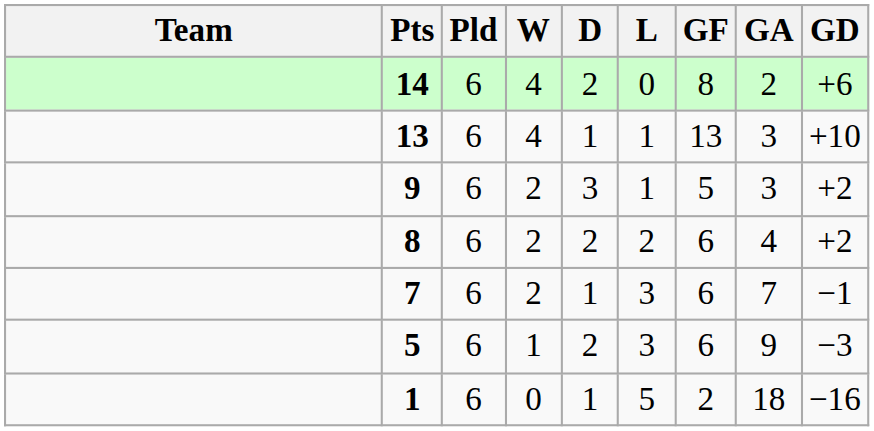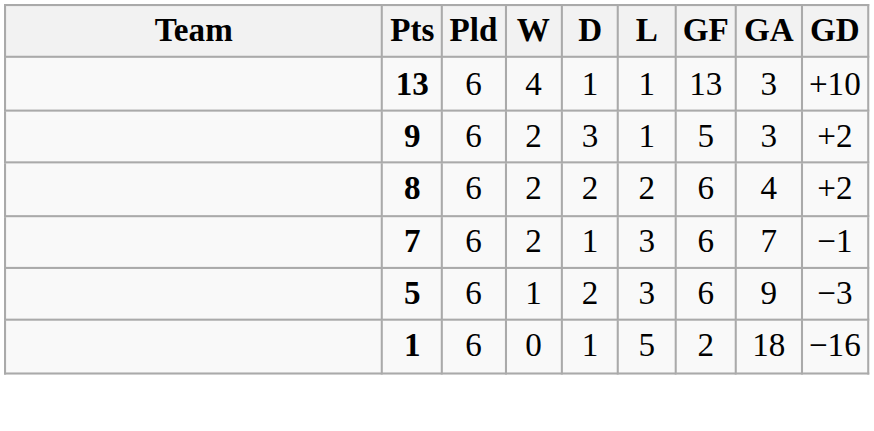- row: (412, 83)
